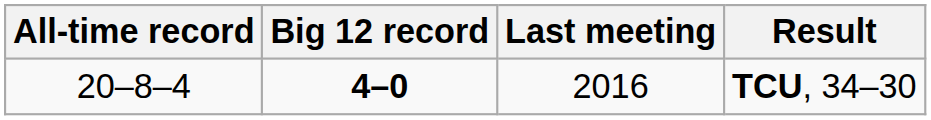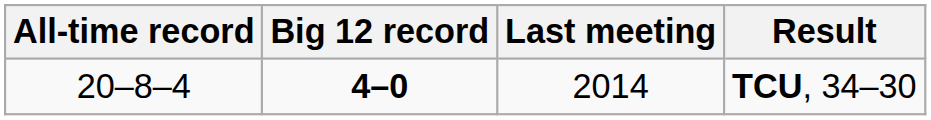(611, 85) 2016 -> (611, 85) 2014
